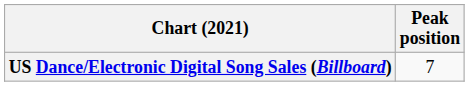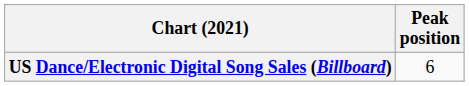(430, 66) 7 -> (430, 66) 6
